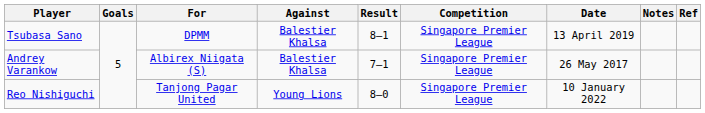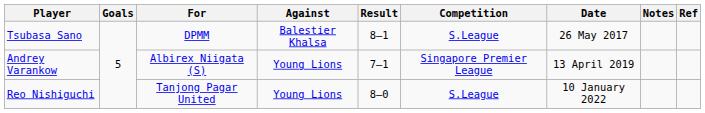(474, 36) Singapore Premier League -> (474, 36) S.League
(594, 36) 13 April 2019 -> (594, 36) 26 May 2017
(308, 65) Balestier Khalsa -> (308, 65) Young Lions
(594, 65) 26 May 2017 -> (594, 65) 13 April 2019
(474, 94) Singapore Premier League -> (474, 94) S.League
